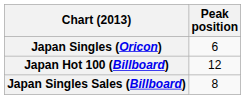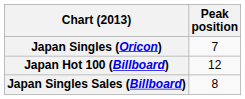(215, 46) 6 -> (215, 46) 7
